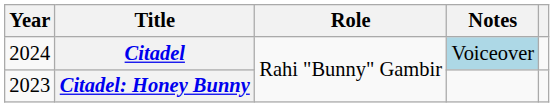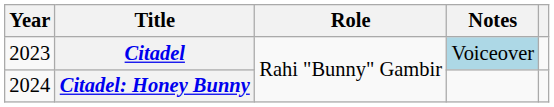(30, 53) 2024 -> (30, 53) 2023
(30, 85) 2023 -> (30, 85) 2024
